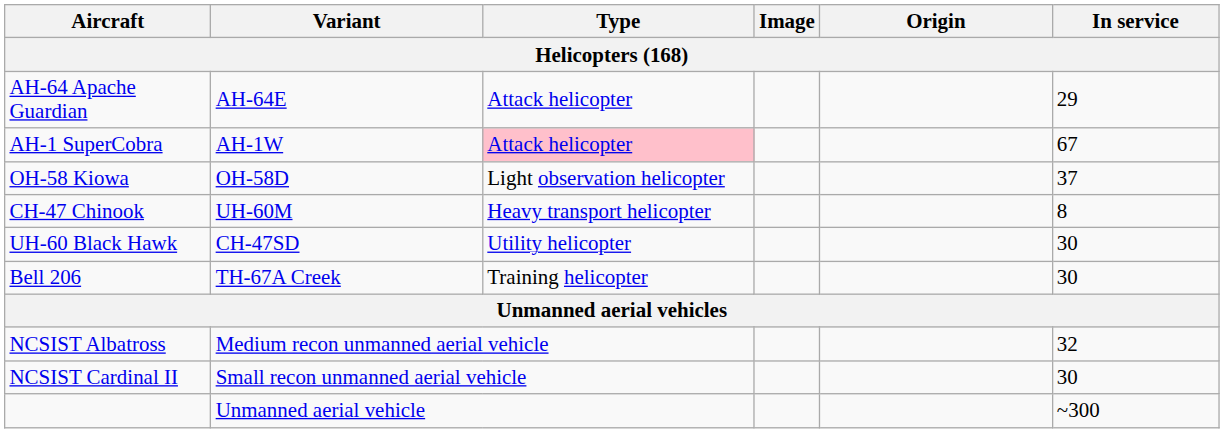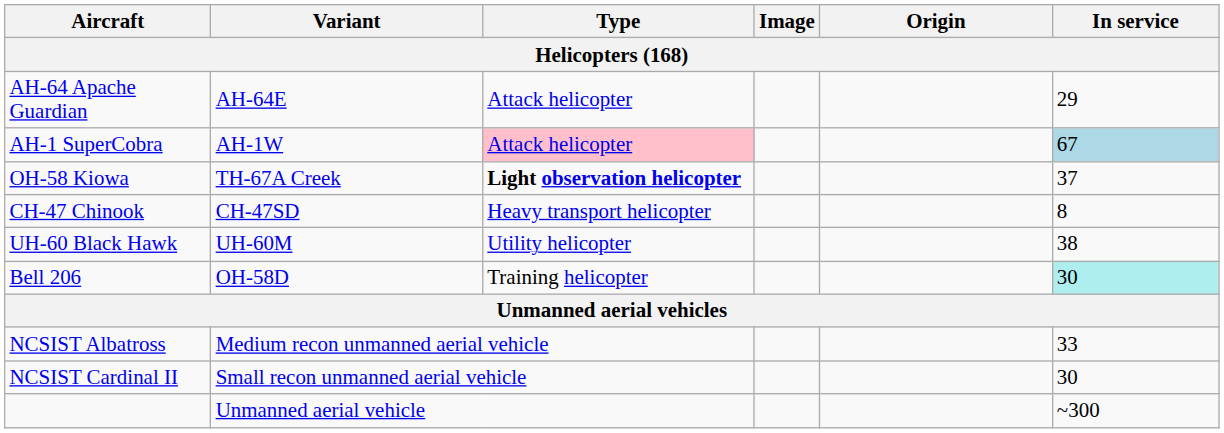(1067, 144) no background -> (1067, 144) lightblue background
(252, 177) OH-58D -> (278, 177) TH-67A Creek
(606, 177) normal -> (614, 177) bold
(254, 210) UH-60M -> (258, 210) CH-47SD
(258, 244) CH-47SD -> (254, 244) UH-60M
(1067, 244) 30 -> (1067, 244) 38
(278, 277) TH-67A Creek -> (252, 277) OH-58D
(1067, 277) no background -> (1067, 277) paleturquoise background
(1067, 343) 32 -> (1067, 343) 33
